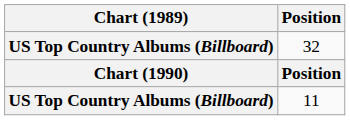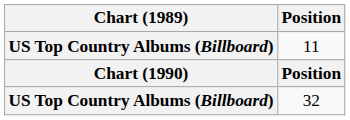rows swapped: (311, 100) <-> (311, 45)
